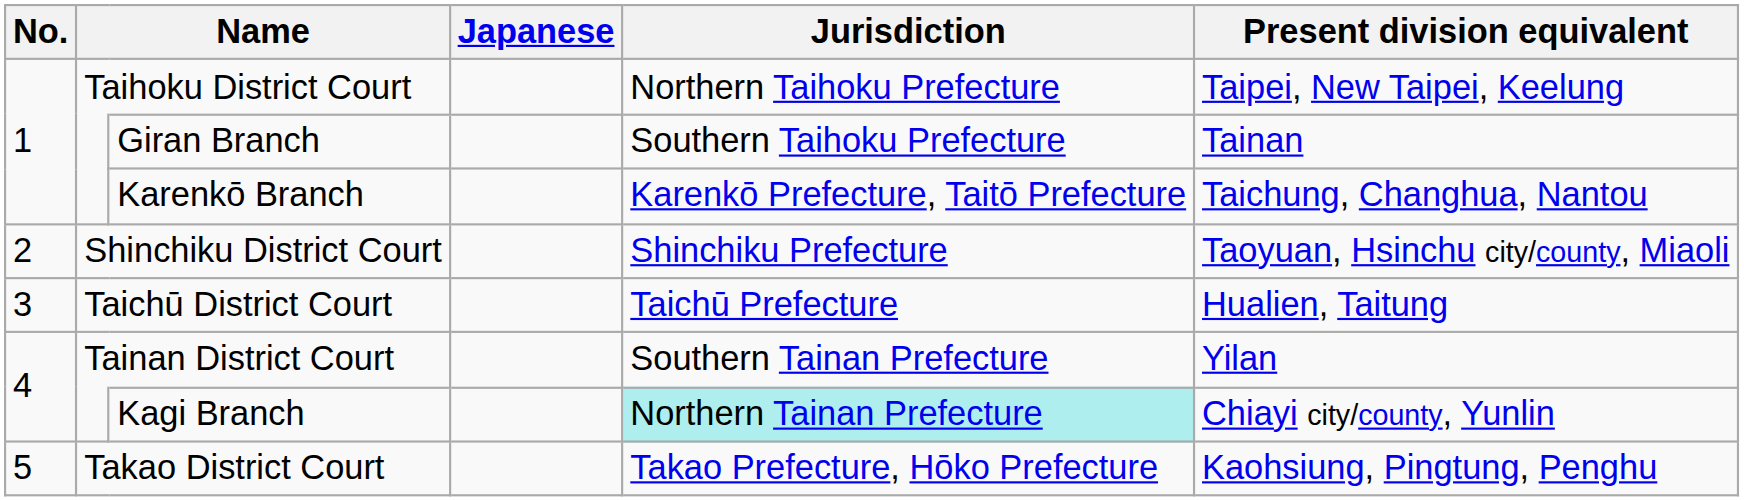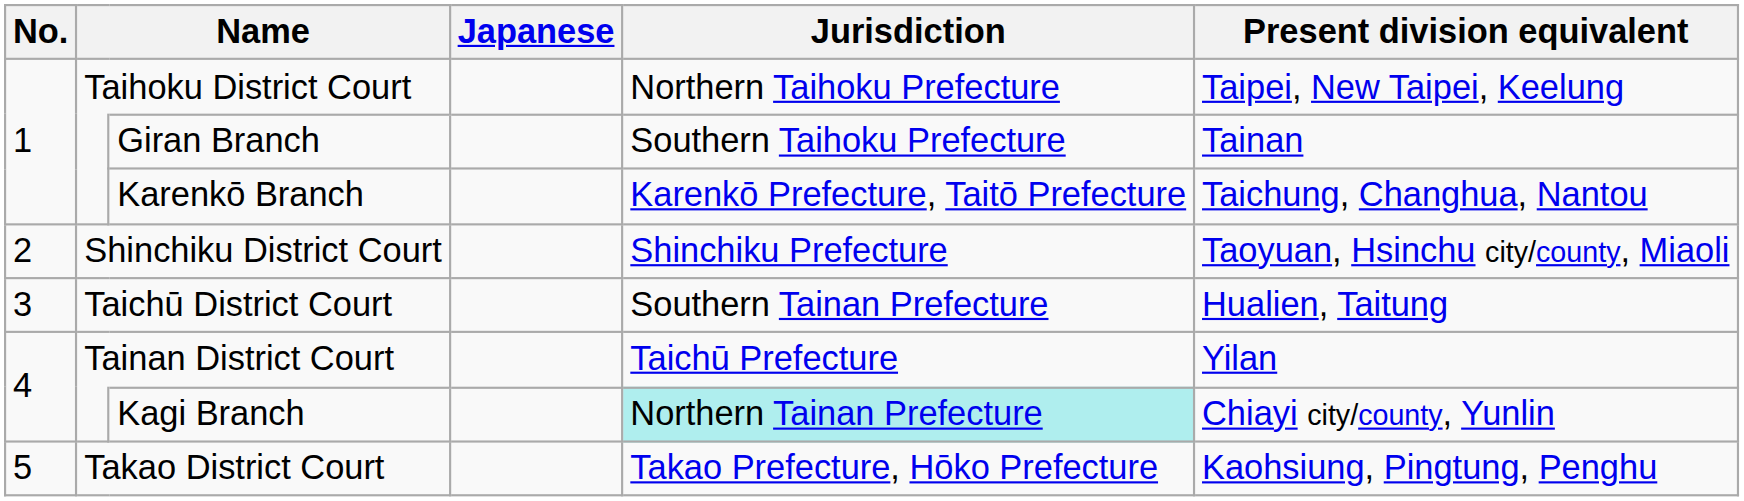(764, 304) Taichū Prefecture -> (839, 304) Southern Tainan Prefecture
(839, 359) Southern Tainan Prefecture -> (764, 359) Taichū Prefecture
